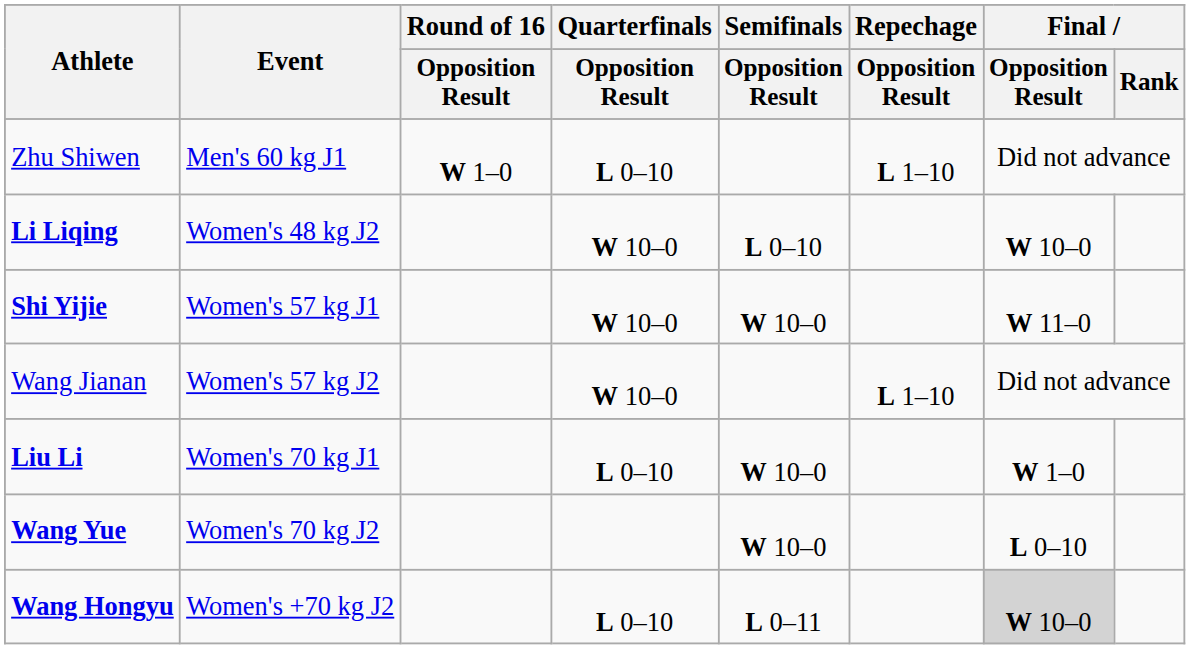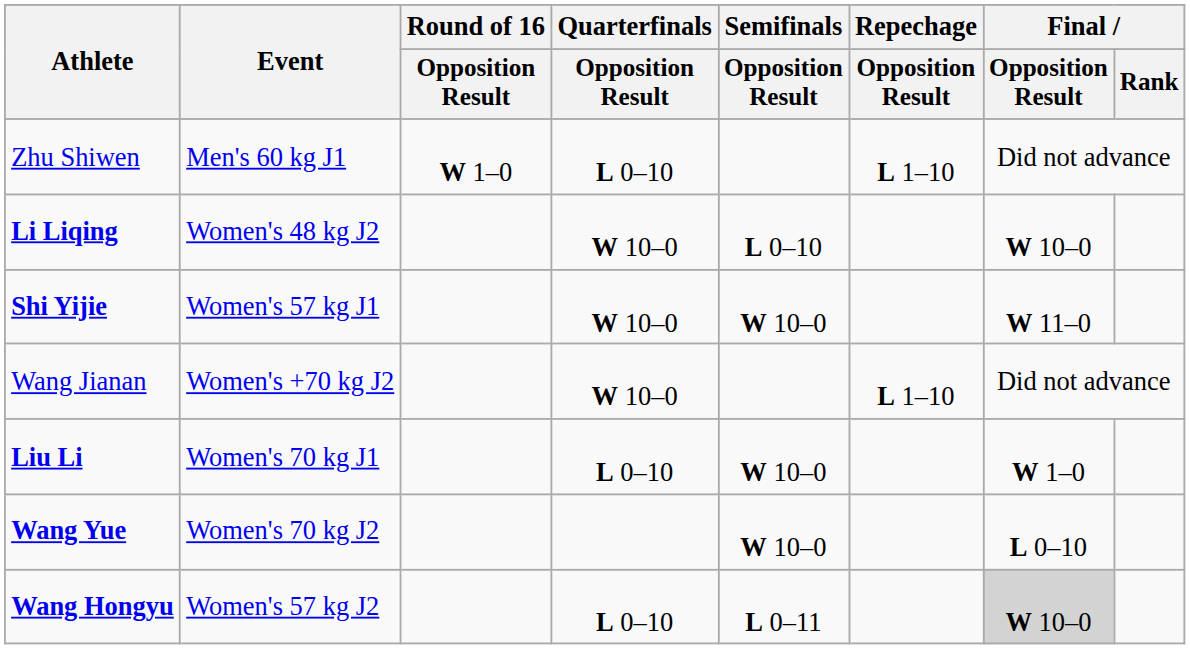(283, 381) Women's 57 kg J2 -> (290, 381) Women's +70 kg J2
(290, 606) Women's +70 kg J2 -> (283, 606) Women's 57 kg J2
